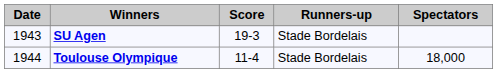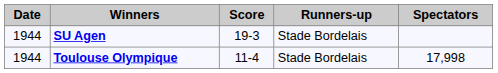(27, 36) 1943 -> (27, 36) 1944
(446, 57) 18,000 -> (446, 57) 17,998
